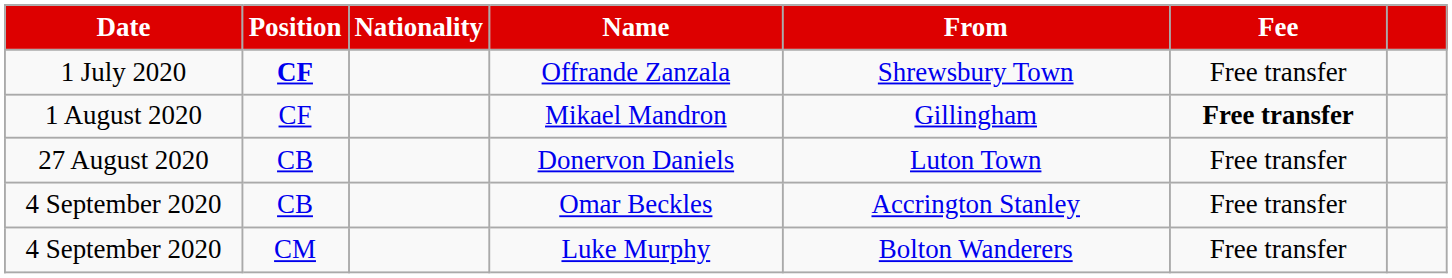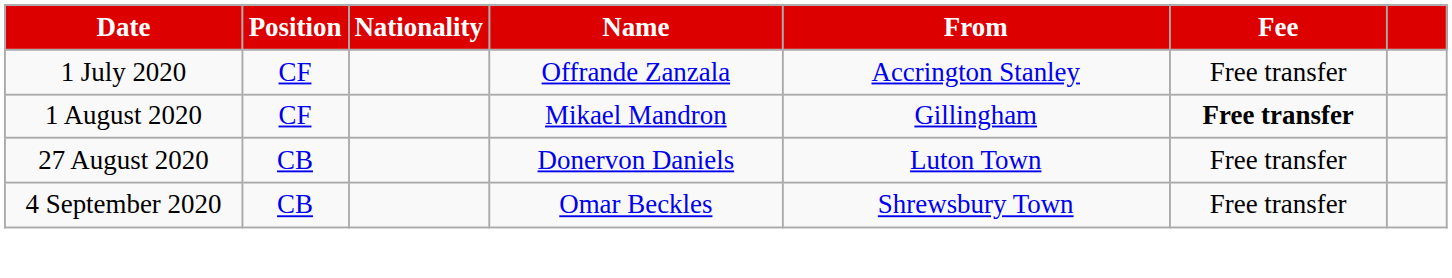(295, 71) bold -> (295, 71) normal
(976, 71) Shrewsbury Town -> (976, 71) Accrington Stanley
(976, 204) Accrington Stanley -> (976, 204) Shrewsbury Town
- row: (636, 249)
